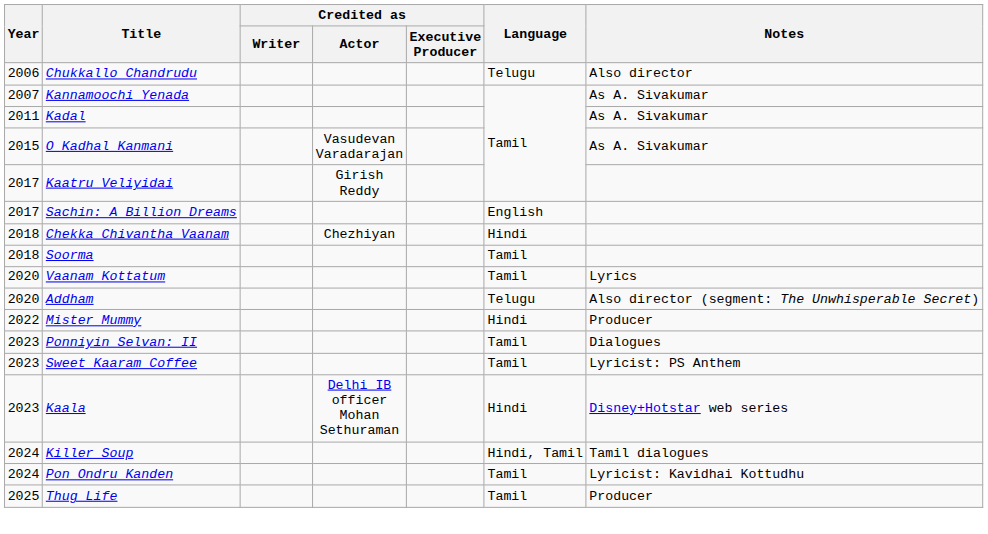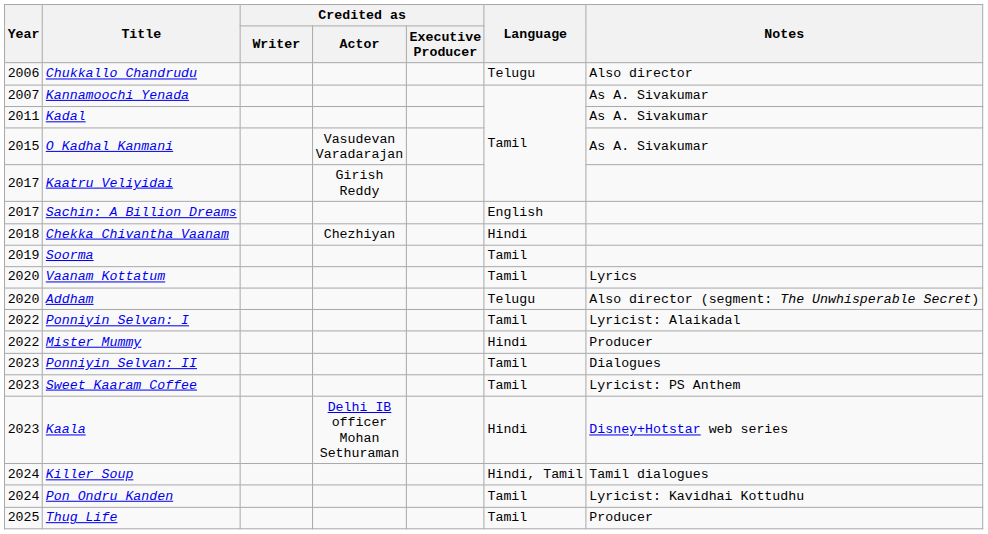(24, 256) 2018 -> (24, 256) 2019
+ row: (117, 321)
